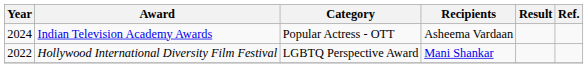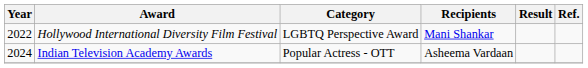rows swapped: (157, 53) <-> (125, 33)
